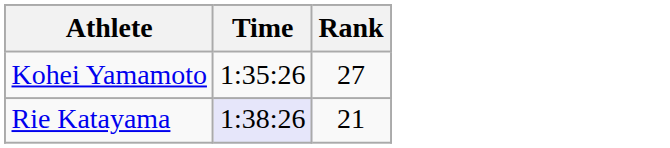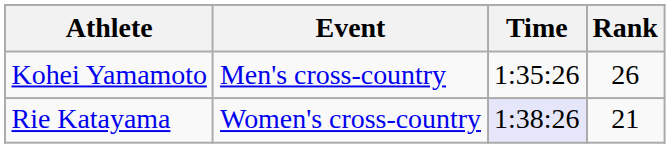+ column: (351, 27)
(351, 74) 27 -> (625, 74) 26
